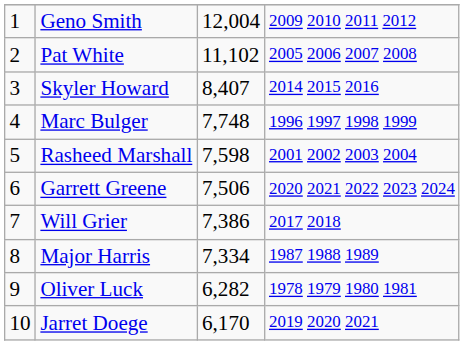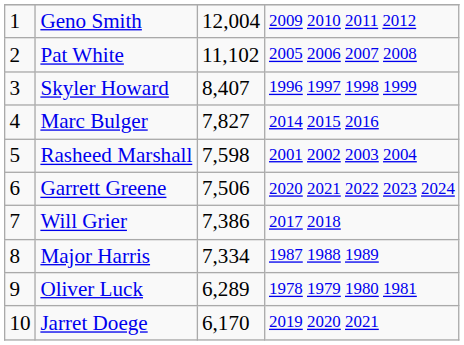(324, 88) 2014 2015 2016 -> (343, 88) 1996 1997 1998 1999
(226, 121) 7,748 -> (226, 121) 7,827
(343, 121) 1996 1997 1998 1999 -> (324, 121) 2014 2015 2016
(226, 289) 6,282 -> (226, 289) 6,289
